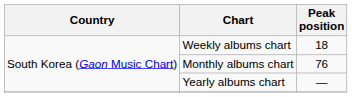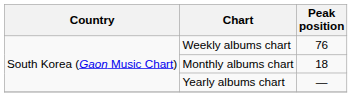(322, 45) 18 -> (322, 45) 76
(322, 63) 76 -> (322, 63) 18
